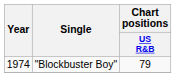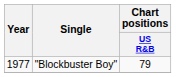(18, 64) 1974 -> (18, 64) 1977
